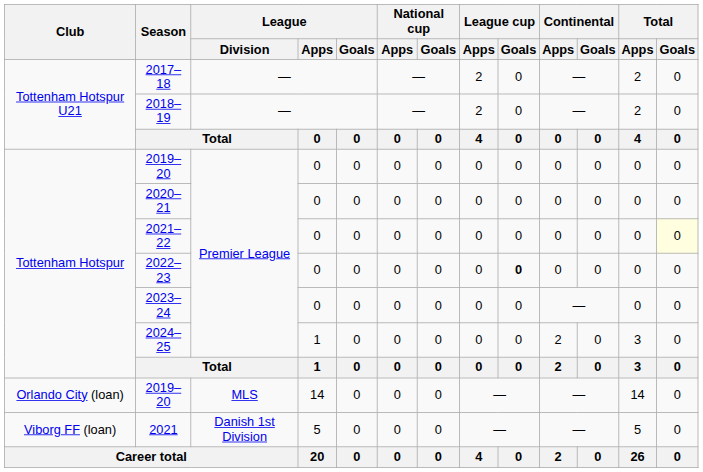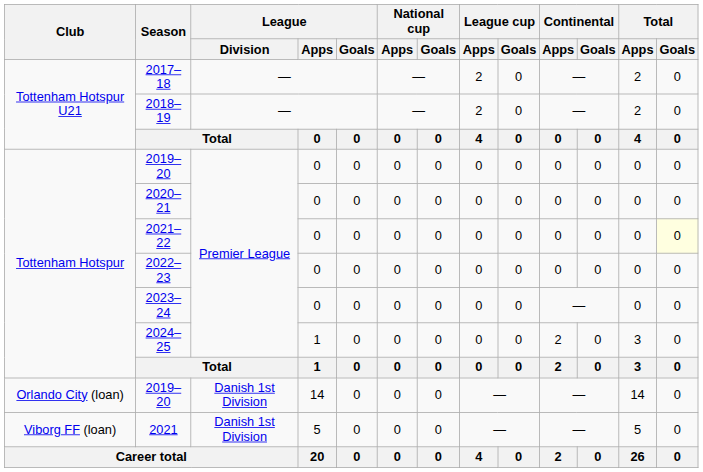(518, 270) bold -> (518, 270) normal
(245, 395) MLS -> (245, 395) Danish 1st Division
